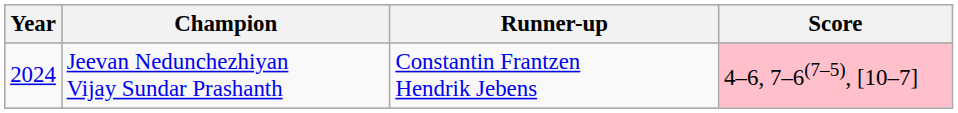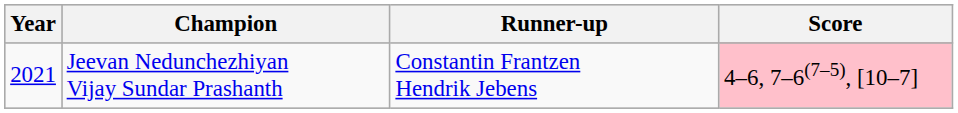(33, 75) 2024 -> (33, 75) 2021
